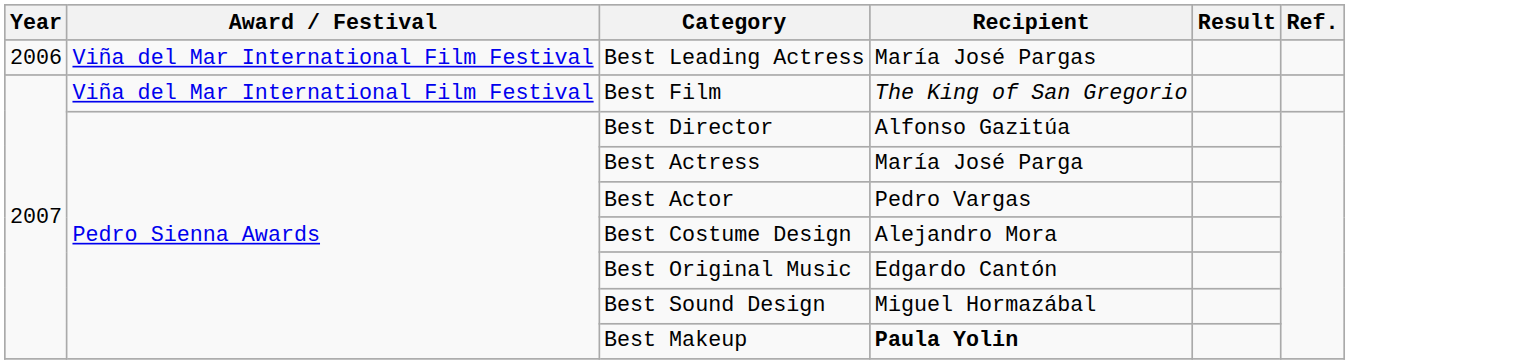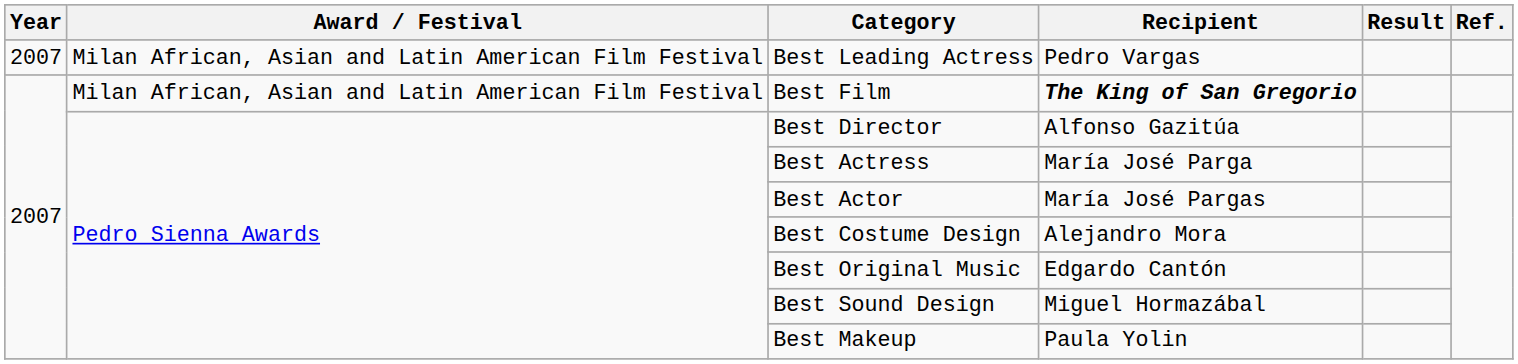(36, 58) 2006 -> (36, 58) 2007
(333, 58) Viña del Mar International Film Festival -> (418, 58) Milan African, Asian and Latin American Film Festival
(986, 58) María José Pargas -> (1122, 58) Pedro Vargas
(333, 93) Viña del Mar International Film Festival -> (418, 93) Milan African, Asian and Latin American Film Festival
(1031, 93) normal -> (1201, 93) bold
(953, 199) Pedro Vargas -> (1155, 199) María José Pargas
(947, 341) bold -> (1116, 341) normal
